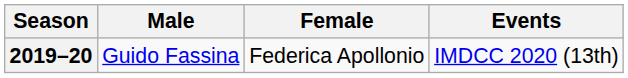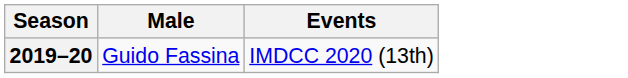- column: (337, 21)
